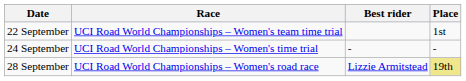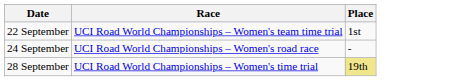- column: (388, 13)
(196, 48) UCI Road World Championships – Women's time trial -> (196, 48) UCI Road World Championships – Women's road race
(196, 66) UCI Road World Championships – Women's road race -> (196, 66) UCI Road World Championships – Women's time trial
